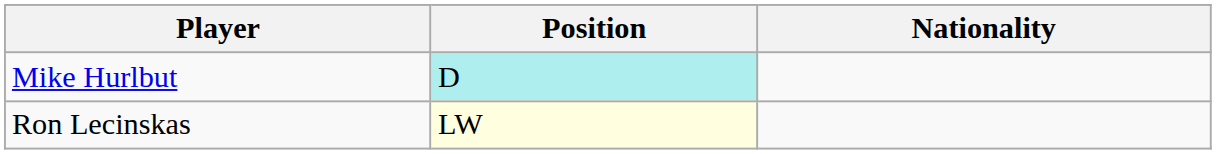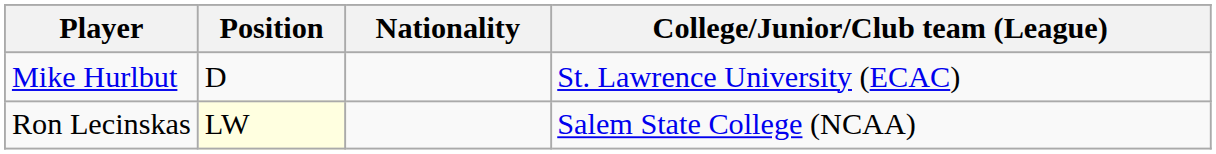+ column: (880, 28)
(449, 76) paleturquoise background -> (216, 76) no background
